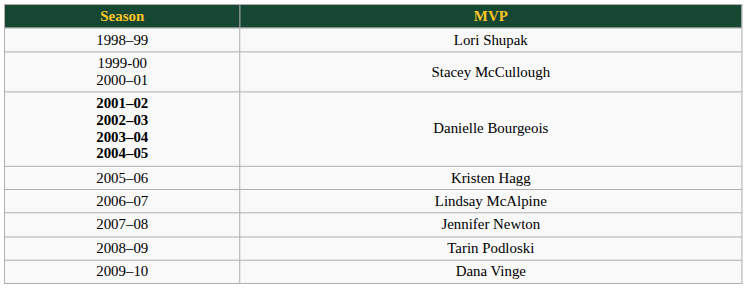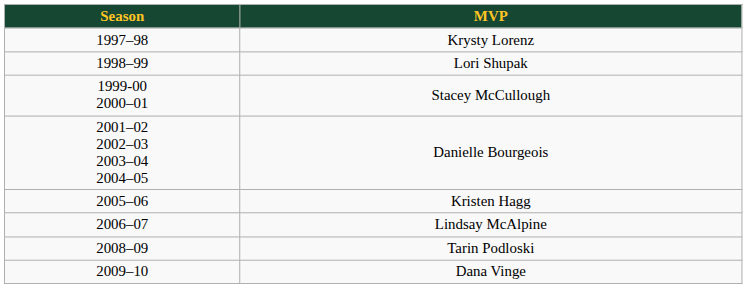+ row: (491, 39)
(122, 128) bold -> (122, 152) normal
- row: (491, 224)
